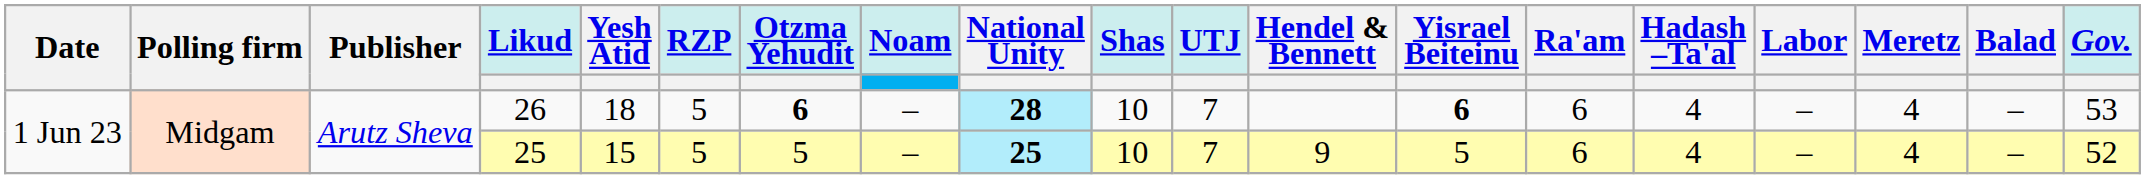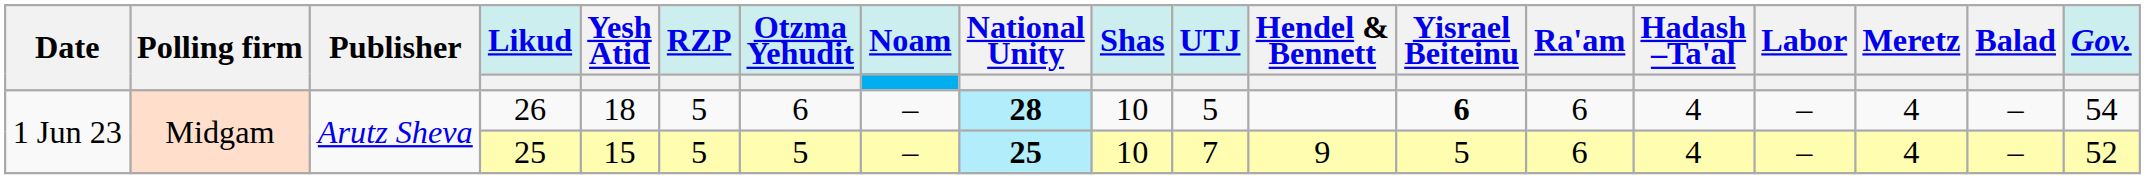(800, 111) bold -> (800, 111) normal
(1210, 111) 7 -> (1210, 111) 5
(2101, 111) 53 -> (2101, 111) 54
